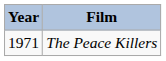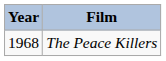(24, 43) 1971 -> (24, 43) 1968
